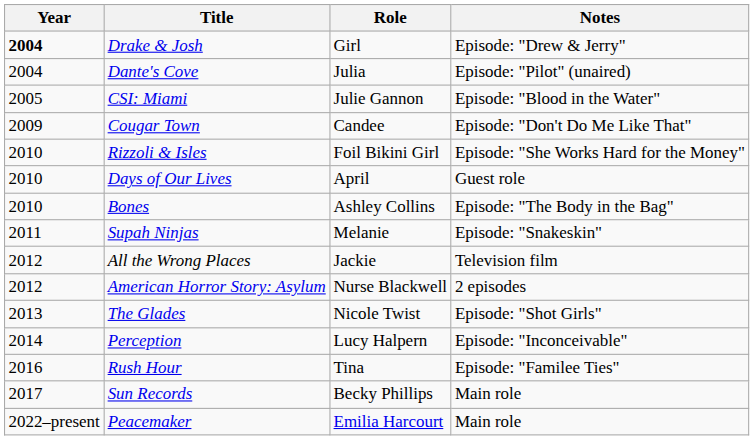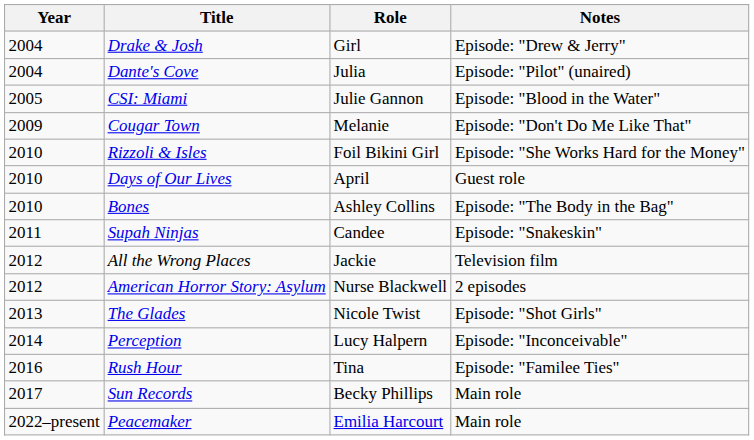(25, 44) bold -> (25, 44) normal
(359, 125) Candee -> (361, 125) Melanie
(361, 233) Melanie -> (359, 233) Candee
